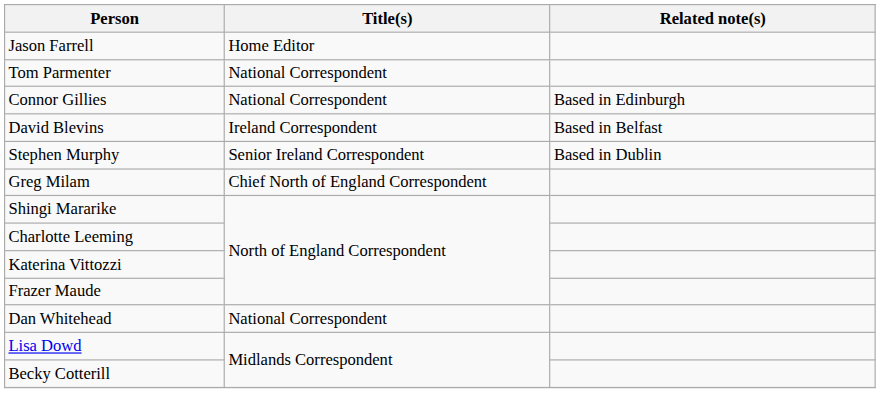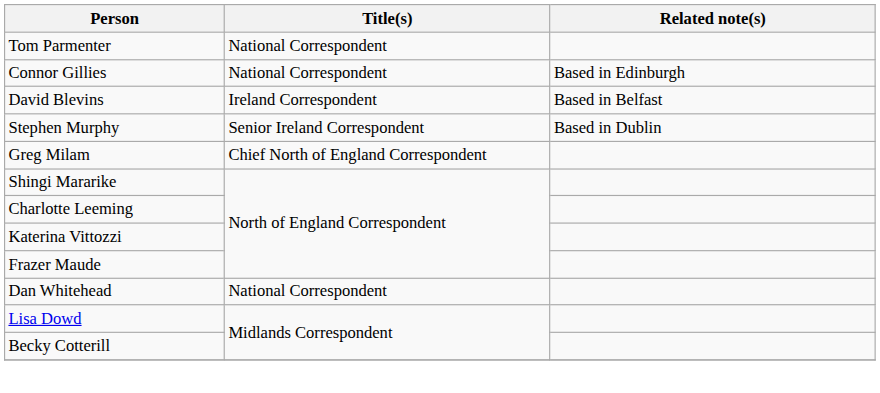- row: (51, 45)
